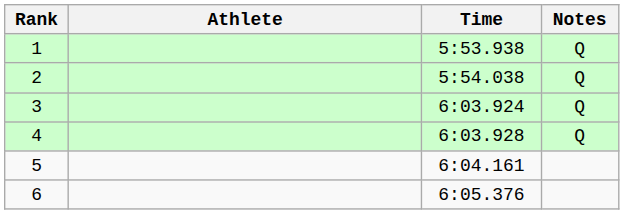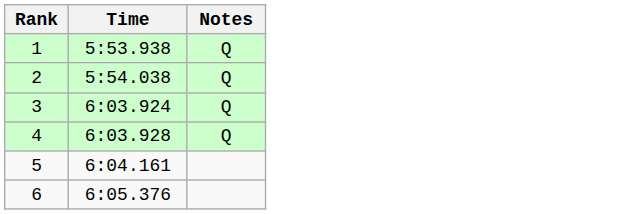- column: (245, 19)
